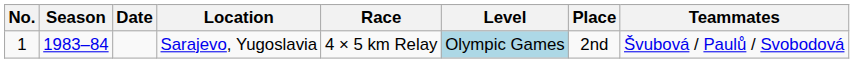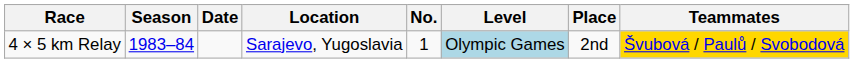columns swapped: (22, 17) <-> (381, 17)
(734, 44) no background -> (734, 44) gold background
